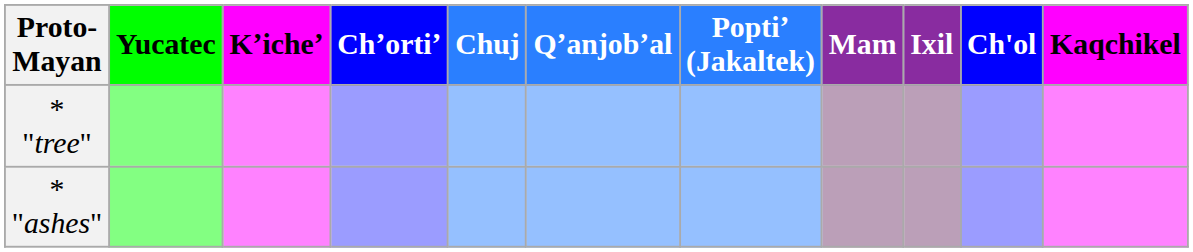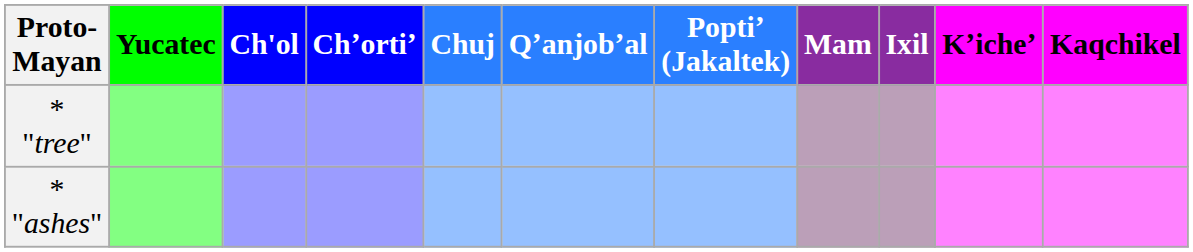columns swapped: (1002, 44) <-> (277, 44)
